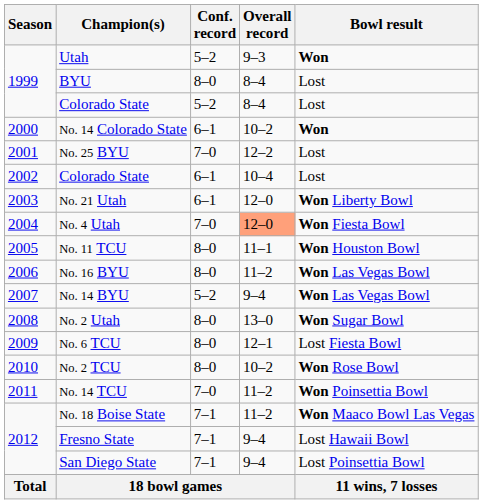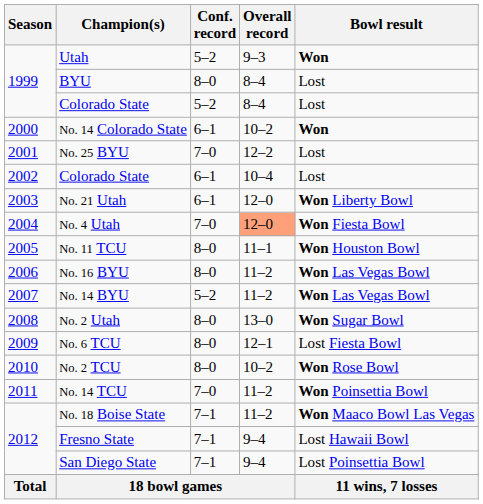(254, 295) 9–4 -> (258, 295) 11–2
